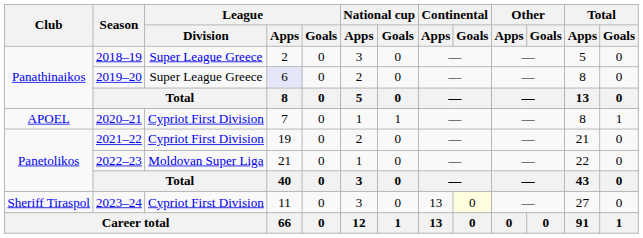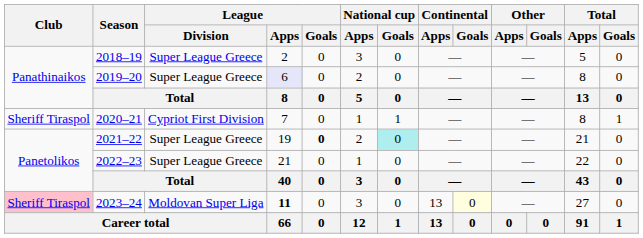(49, 118) APOEL -> (49, 118) Sheriff Tiraspol
(206, 139) Cypriot First Division -> (206, 139) Super League Greece
(321, 139) normal -> (321, 139) bold
(398, 139) no background -> (398, 139) paleturquoise background
(206, 160) Moldovan Super Liga -> (206, 160) Super League Greece
(49, 202) no background -> (49, 202) pink background
(206, 202) Cypriot First Division -> (206, 202) Moldovan Super Liga
(284, 202) normal -> (284, 202) bold
